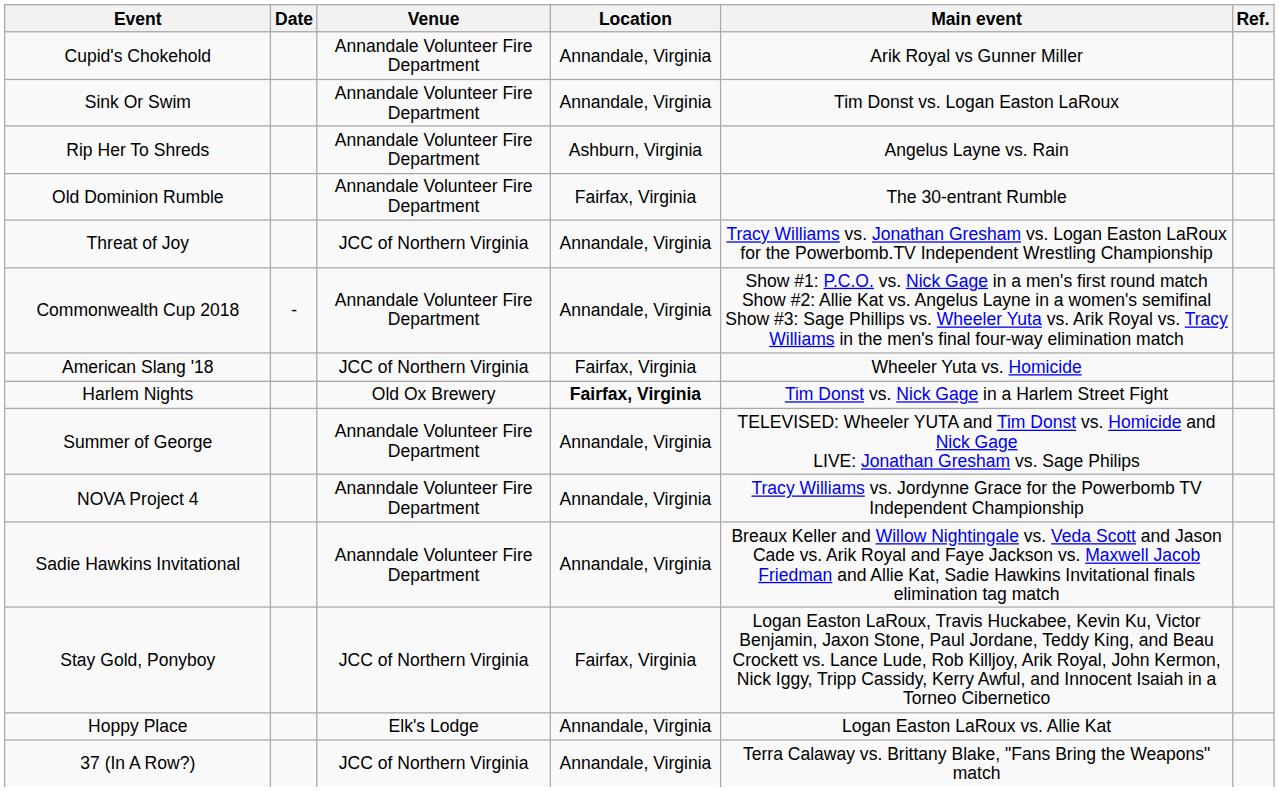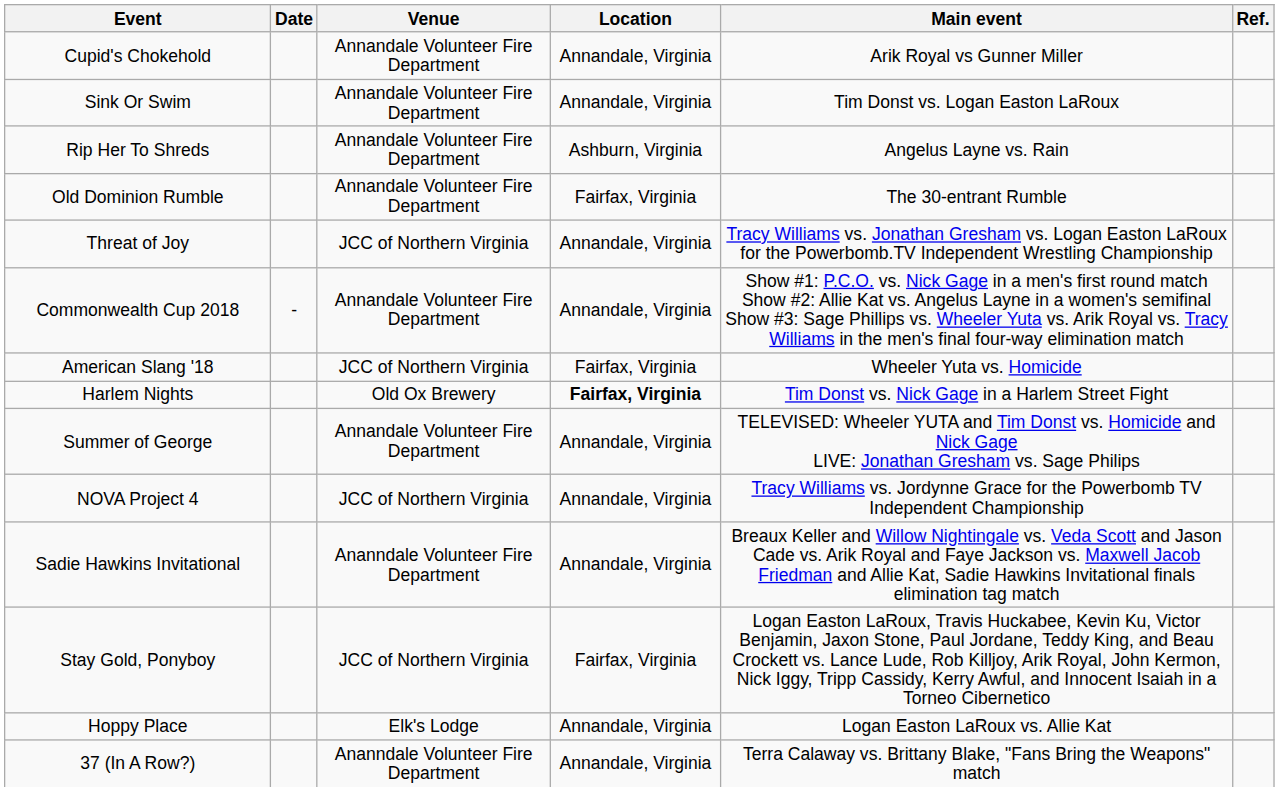(434, 498) Ananndale Volunteer Fire Department -> (434, 498) JCC of Northern Virginia
(434, 763) JCC of Northern Virginia -> (434, 763) Ananndale Volunteer Fire Department
